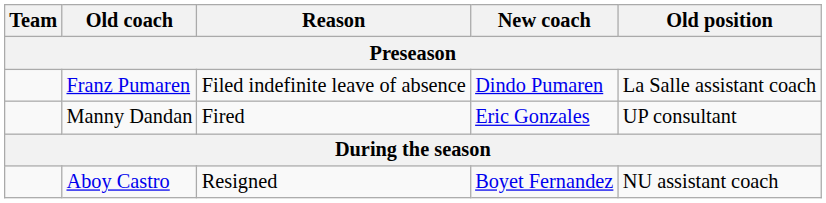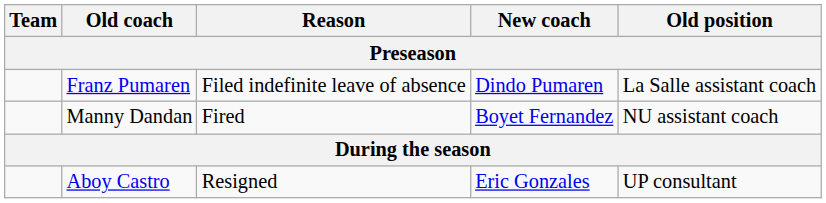(532, 117) Eric Gonzales -> (544, 117) Boyet Fernandez
(680, 117) UP consultant -> (701, 117) NU assistant coach
(544, 181) Boyet Fernandez -> (532, 181) Eric Gonzales
(701, 181) NU assistant coach -> (680, 181) UP consultant
